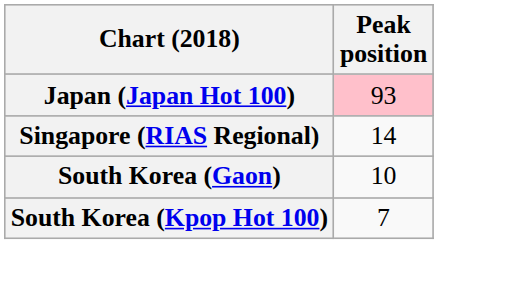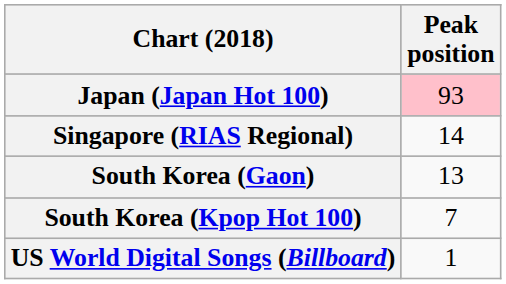(384, 176) 10 -> (451, 176) 13
+ row: (203, 258)
